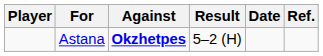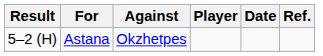columns swapped: (30, 16) <-> (217, 16)
(149, 39) bold -> (152, 39) normal
